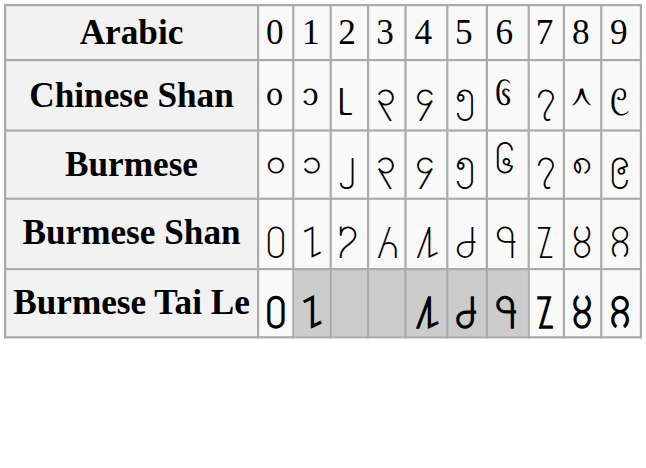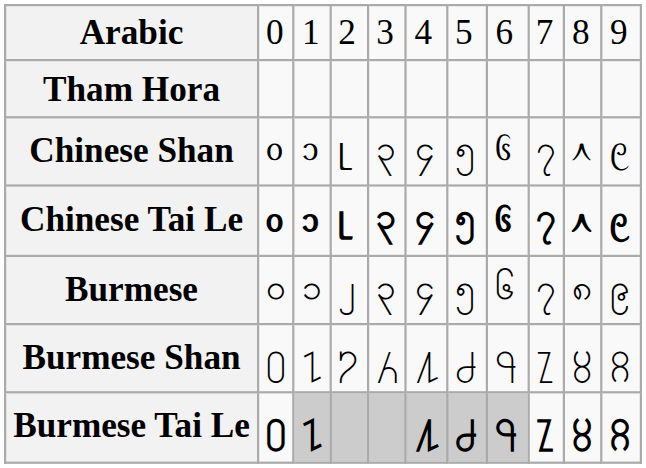+ row: (132, 88)
+ row: (132, 219)
